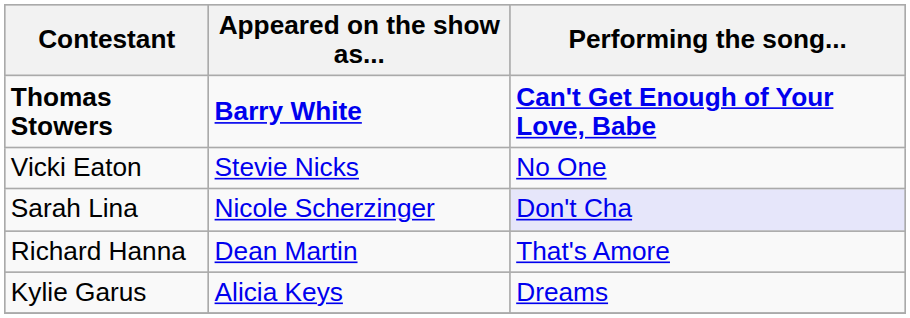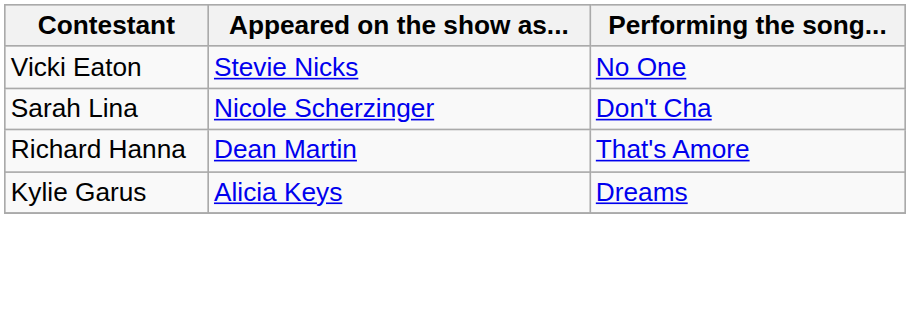- row: (62, 111)
(574, 209) lavender background -> (654, 108) no background
